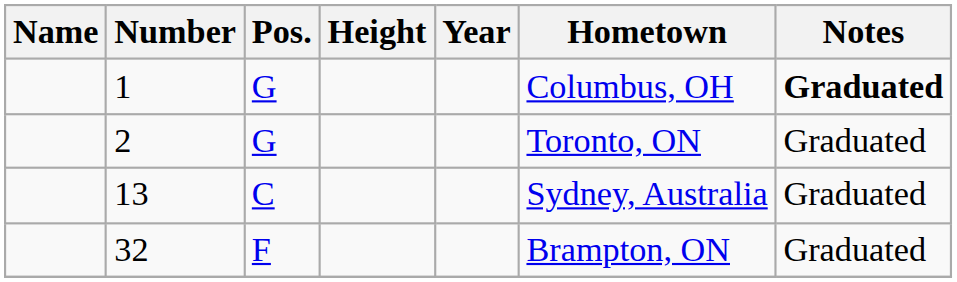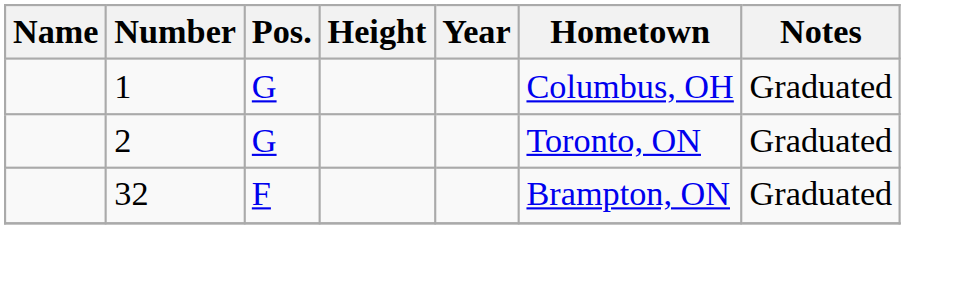(863, 85) bold -> (821, 85) normal
- row: (131, 194)
